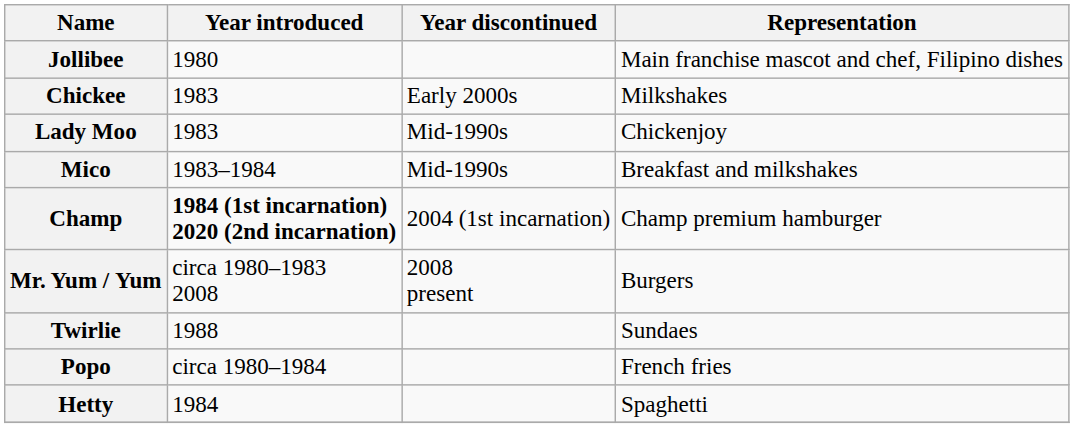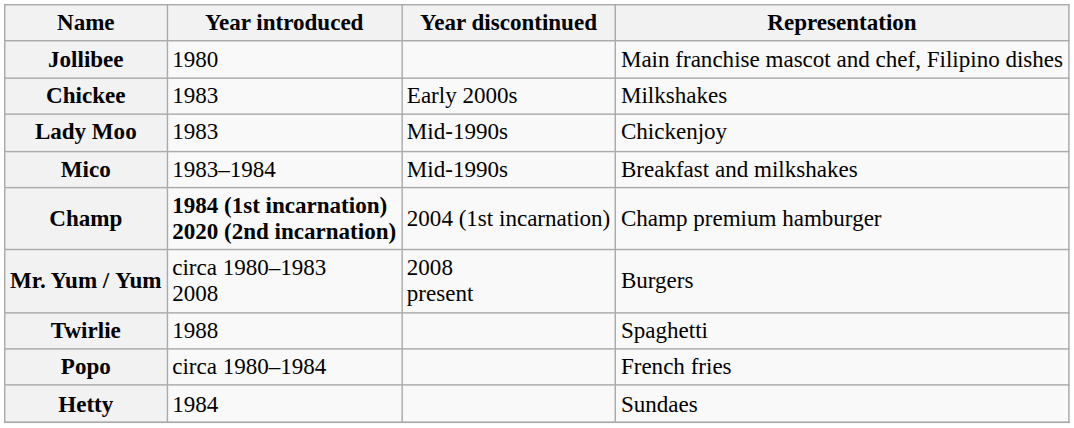(659, 330) Sundaes -> (664, 330) Spaghetti
(664, 403) Spaghetti -> (659, 403) Sundaes
